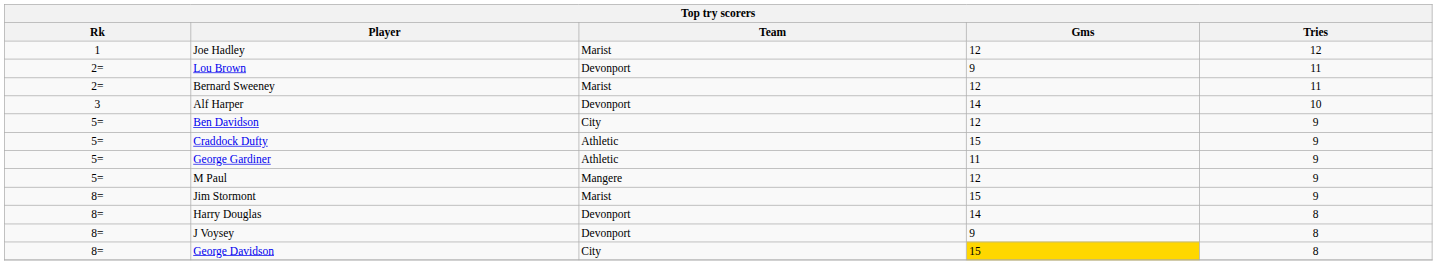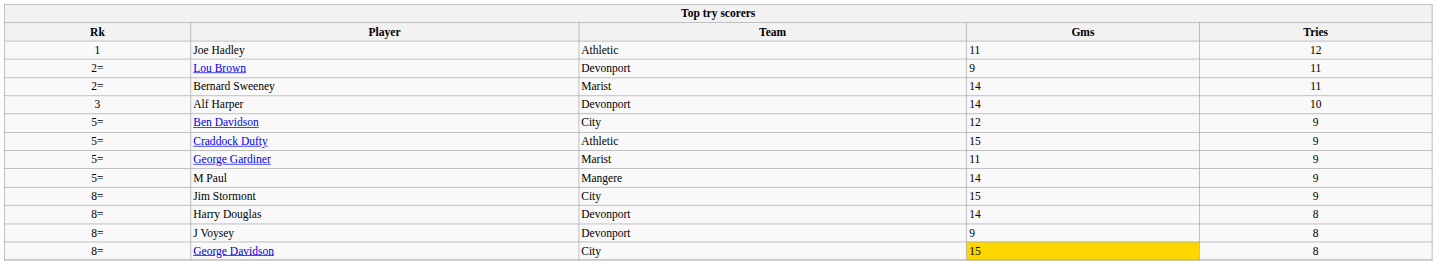(596, 50) Marist -> (600, 50) Athletic
(975, 50) 12 -> (975, 50) 11
(975, 86) 12 -> (975, 86) 14
(600, 159) Athletic -> (596, 159) Marist
(975, 178) 12 -> (975, 178) 14
(596, 196) Marist -> (591, 196) City
